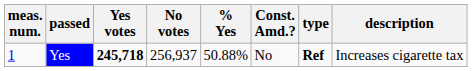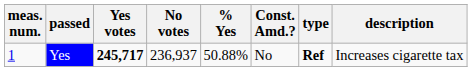(120, 54) 245,718 -> (120, 54) 245,717
(173, 54) 256,937 -> (173, 54) 236,937
